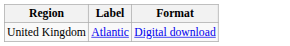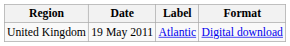+ column: (122, 13)
